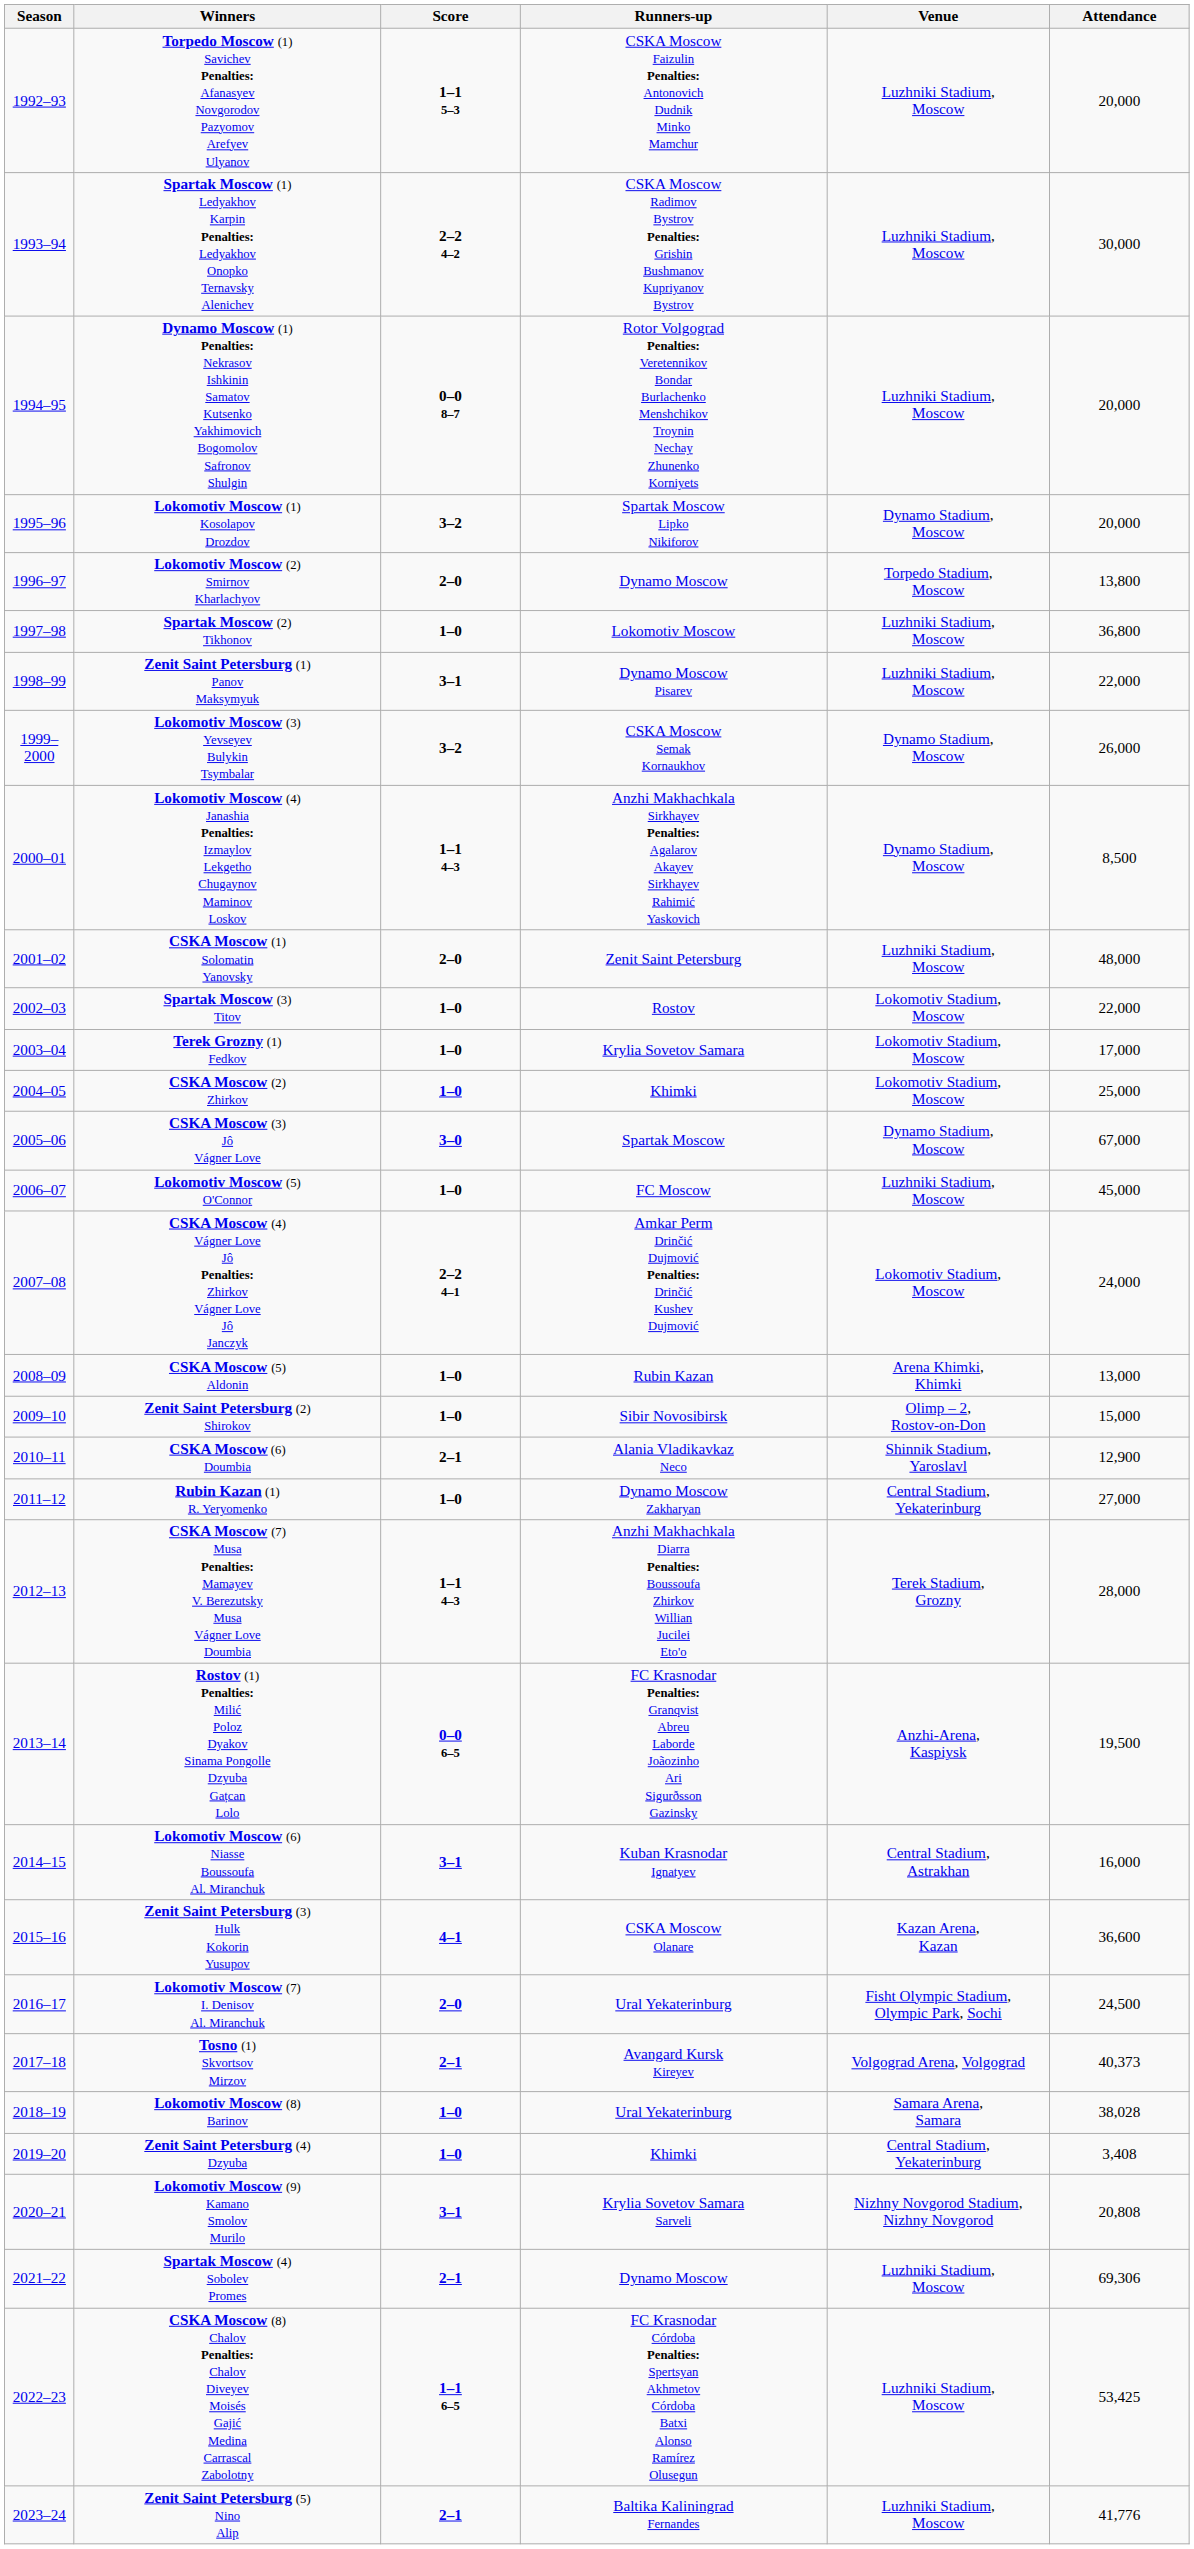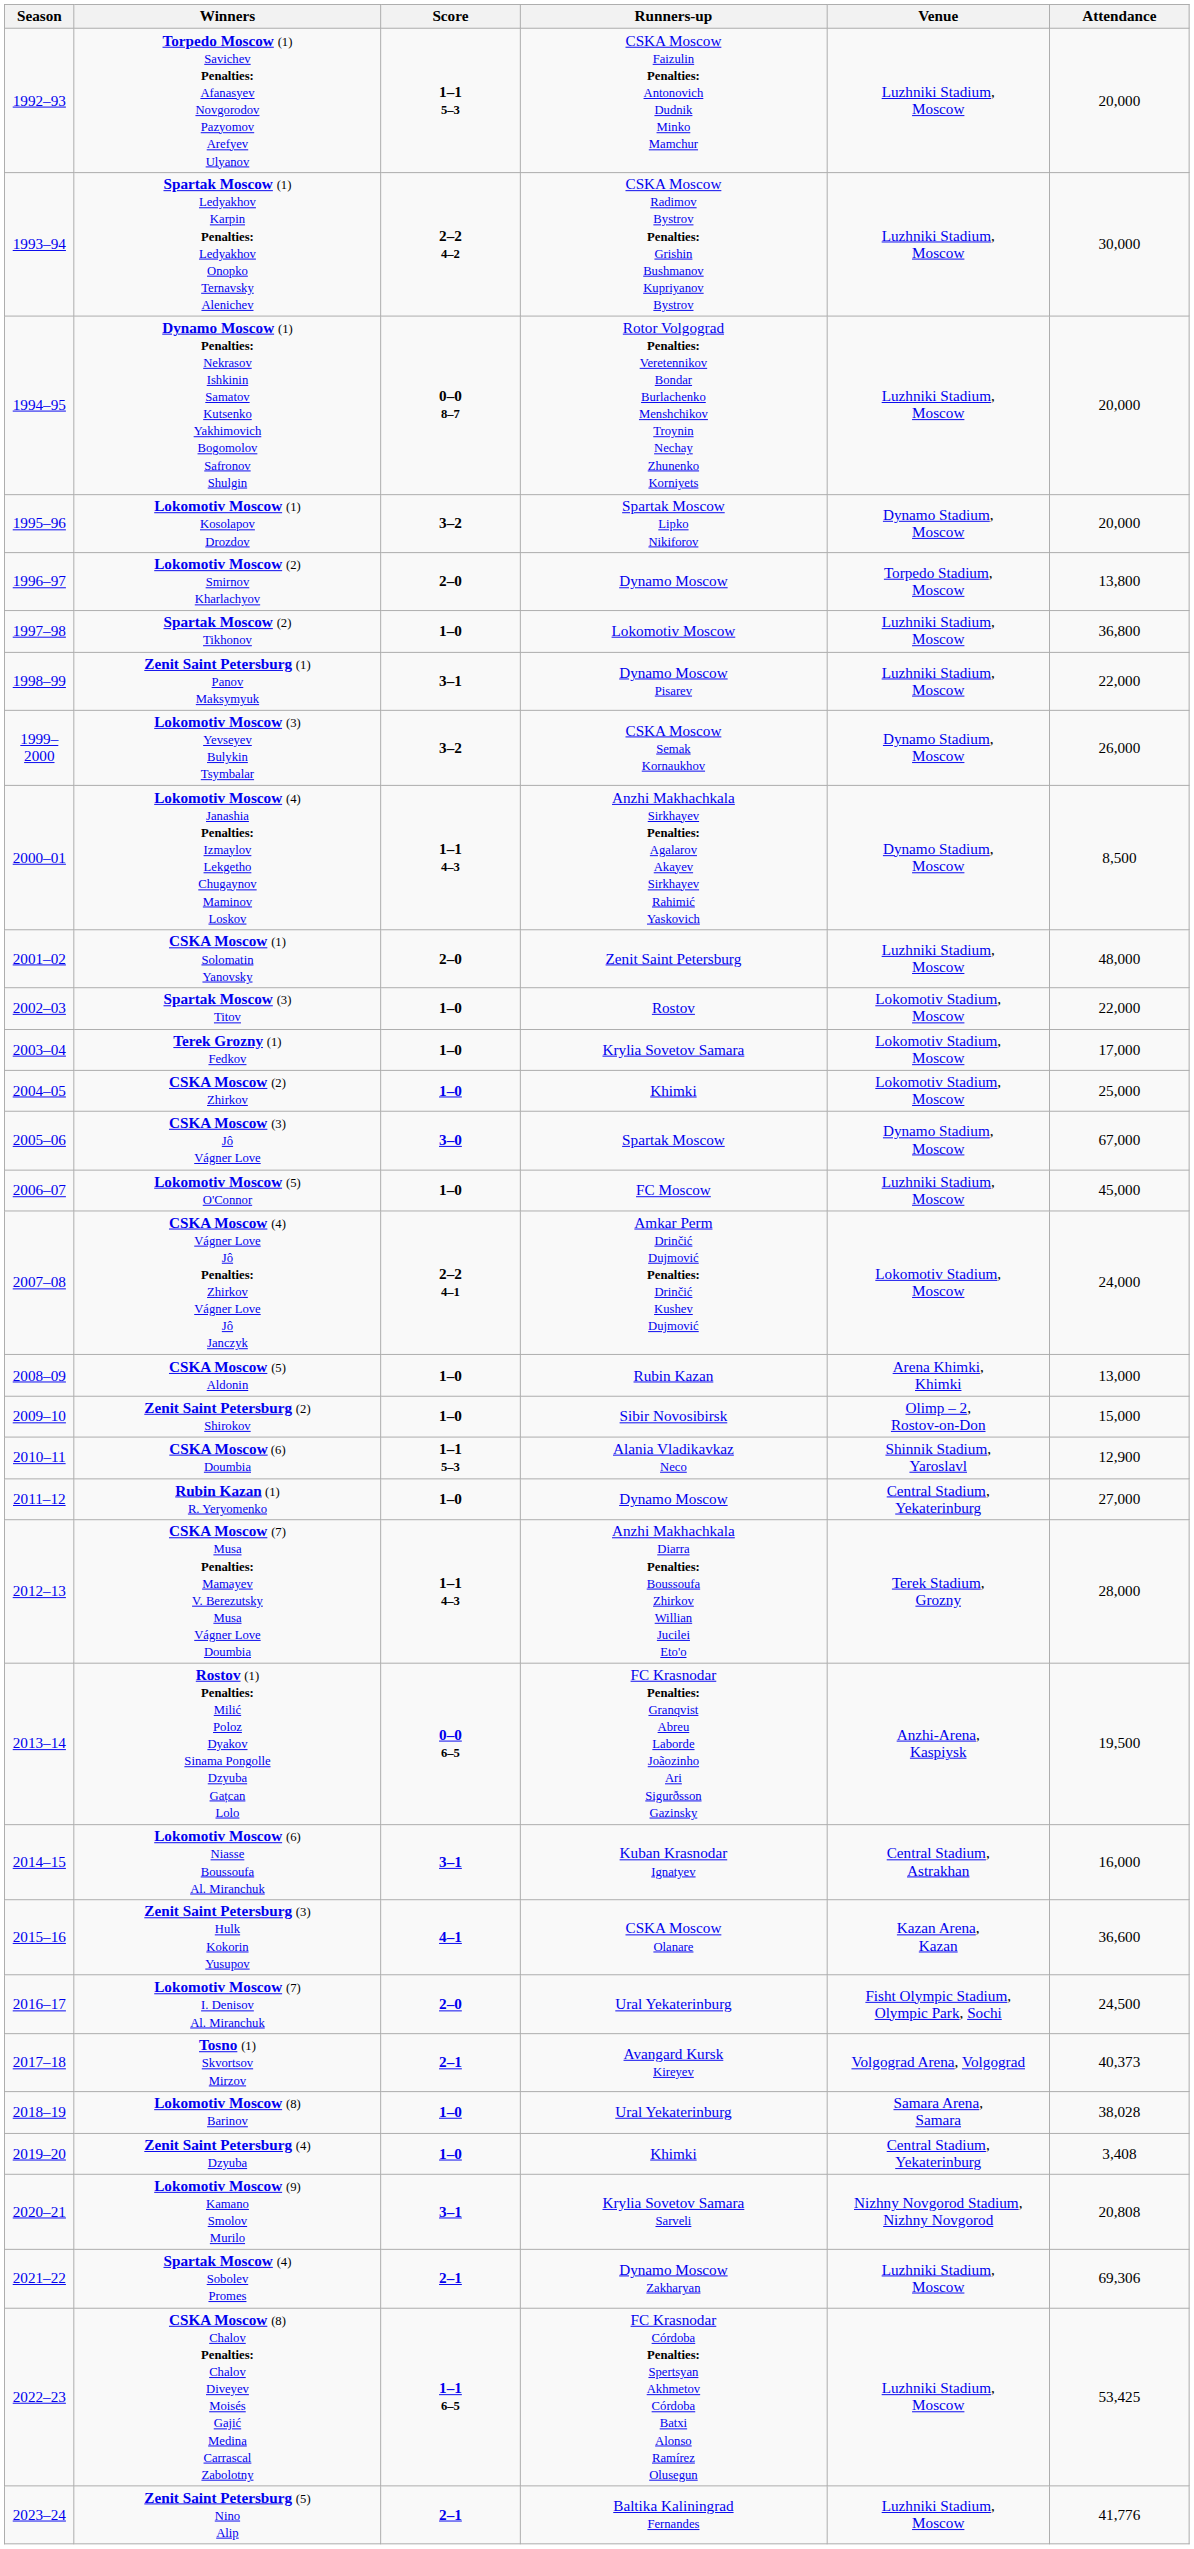(450, 1457) 2–1 -> (450, 1457) 1–1 5–3
(673, 1499) Dynamo Moscow Zakharyan -> (673, 1499) Dynamo Moscow
(673, 2278) Dynamo Moscow -> (673, 2278) Dynamo Moscow Zakharyan
